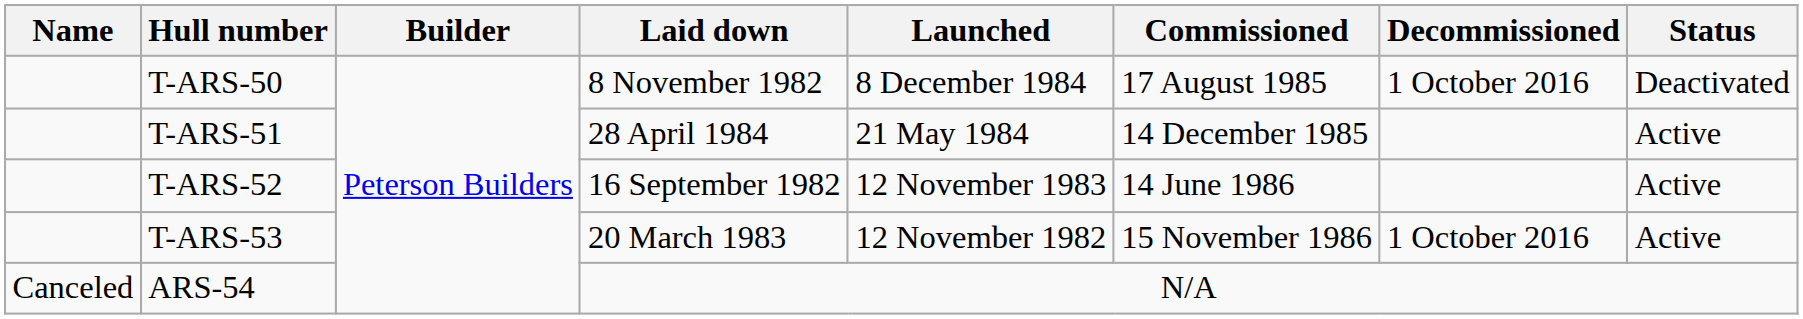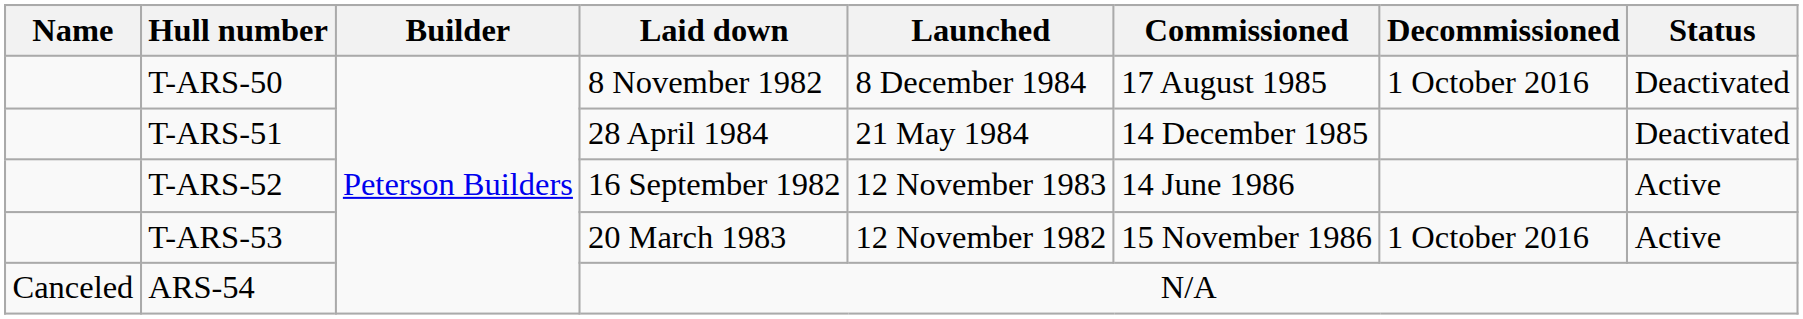(1678, 133) Active -> (1712, 133) Deactivated
